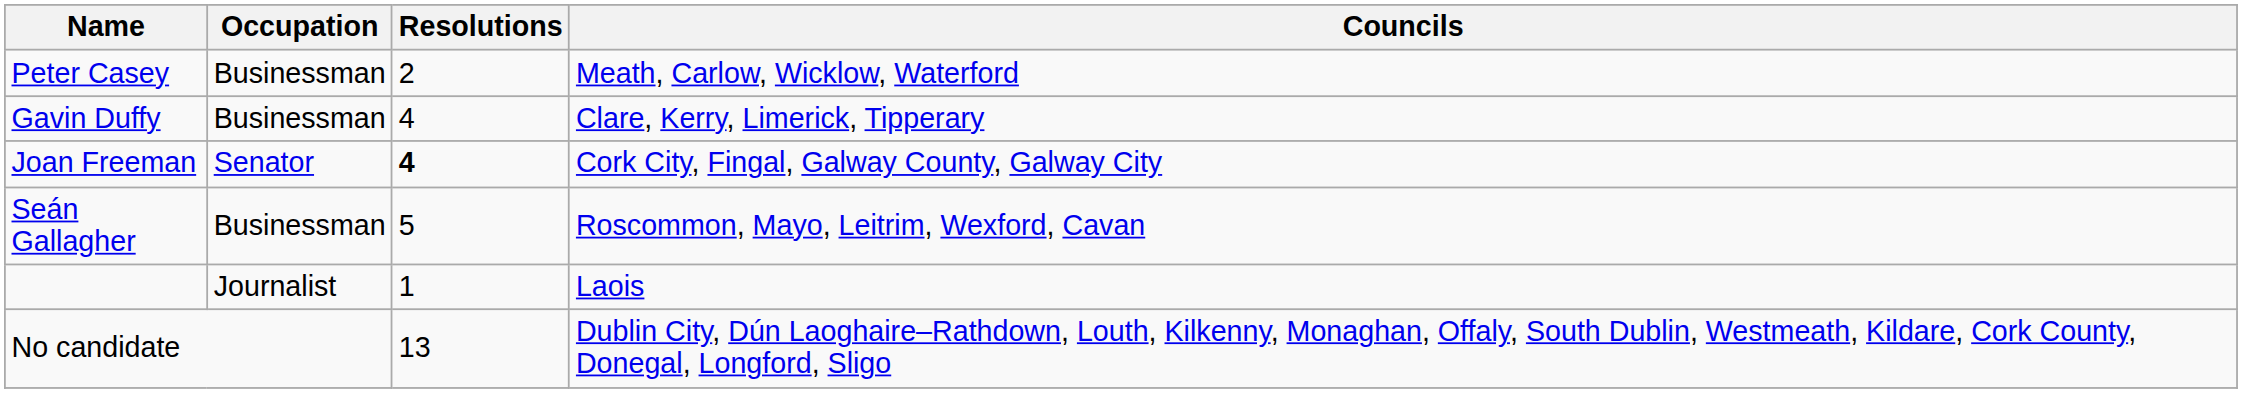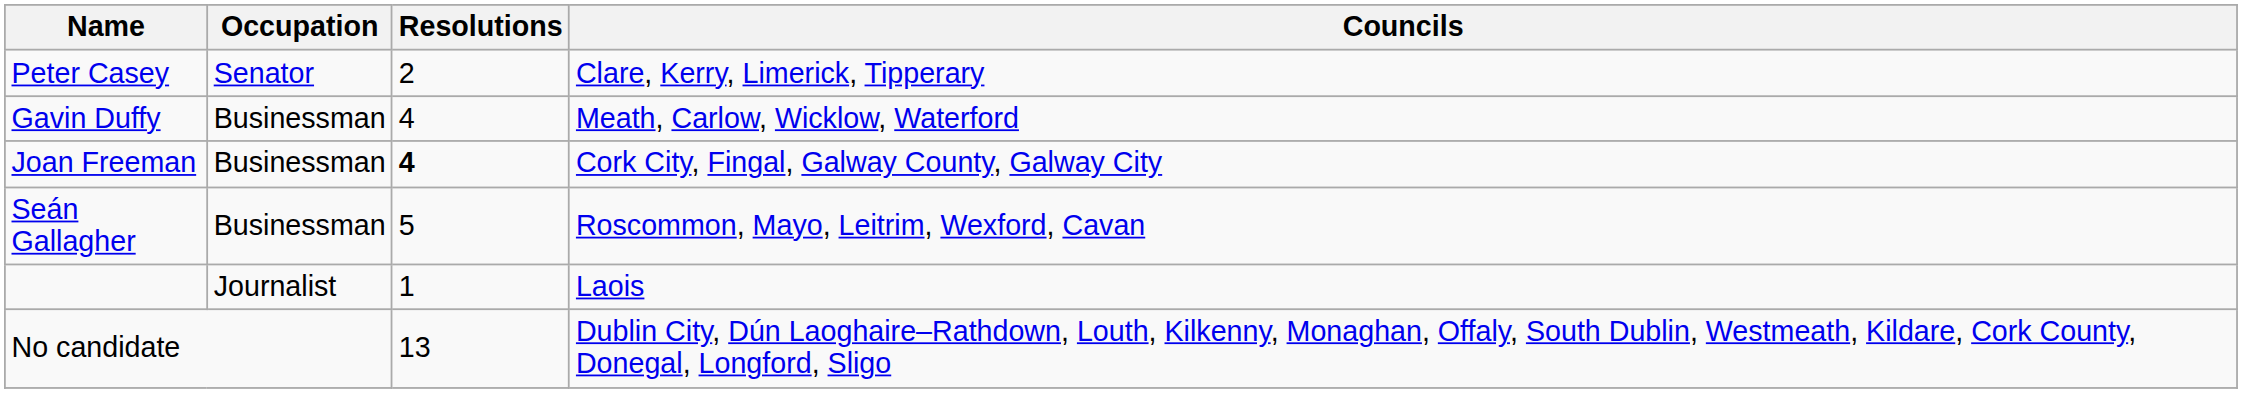(300, 72) Businessman -> (264, 72) Senator
(797, 72) Meath, Carlow, Wicklow, Waterford -> (780, 72) Clare, Kerry, Limerick, Tipperary
(780, 118) Clare, Kerry, Limerick, Tipperary -> (797, 118) Meath, Carlow, Wicklow, Waterford
(264, 163) Senator -> (300, 163) Businessman
